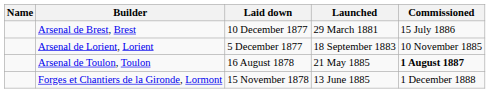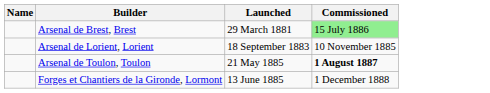- column: (268, 12)
(428, 29) no background -> (341, 29) lightgreen background
